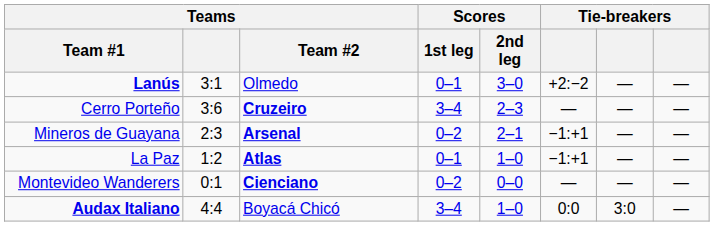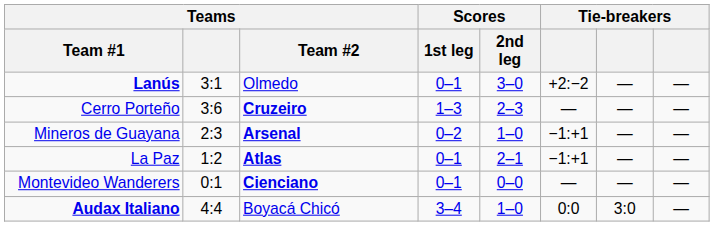(449, 109) 3–4 -> (449, 109) 1–3
(510, 134) 2–1 -> (510, 134) 1–0
(510, 158) 1–0 -> (510, 158) 2–1
(449, 183) 0–2 -> (449, 183) 0–1
